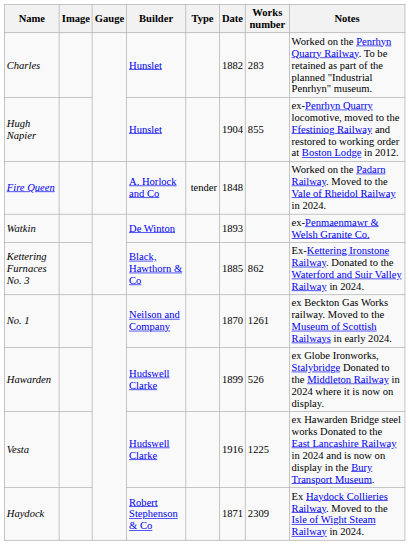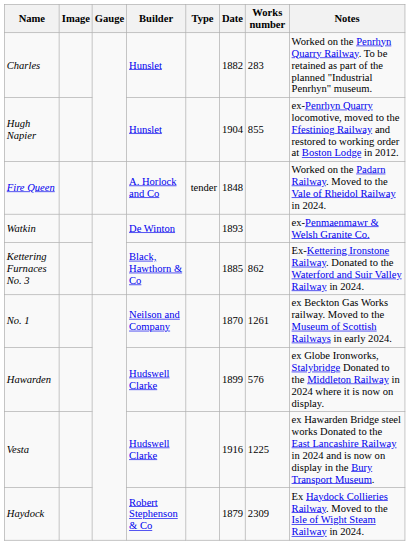(256, 379) 526 -> (256, 379) 576
(232, 514) 1871 -> (232, 514) 1879
